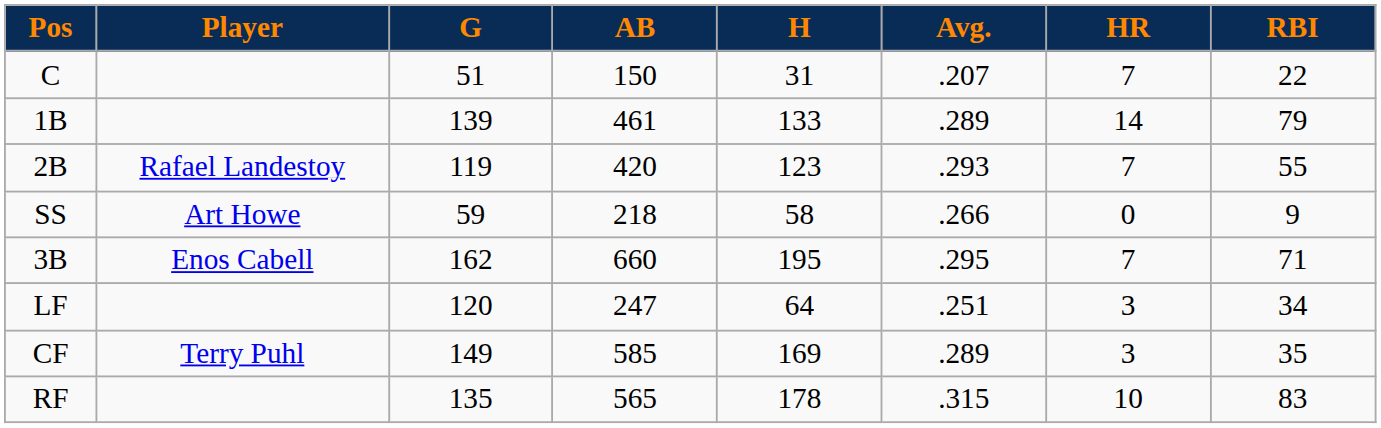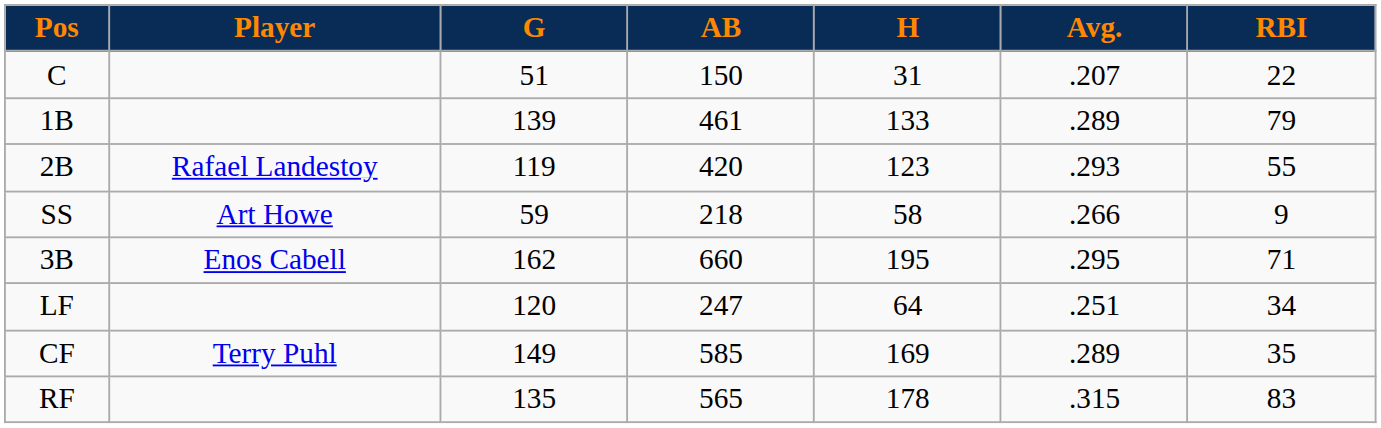- column: (1128, 27)
